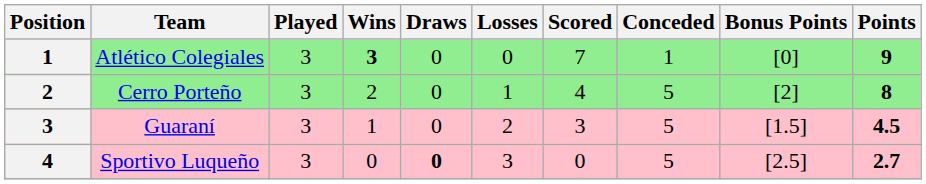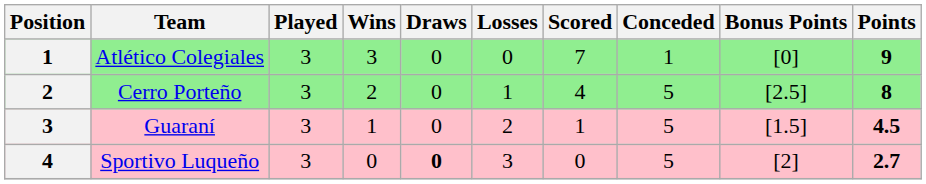(372, 56) bold -> (372, 56) normal
(786, 91) [2] -> (786, 91) [2.5]
(580, 126) 3 -> (580, 126) 1
(786, 160) [2.5] -> (786, 160) [2]
